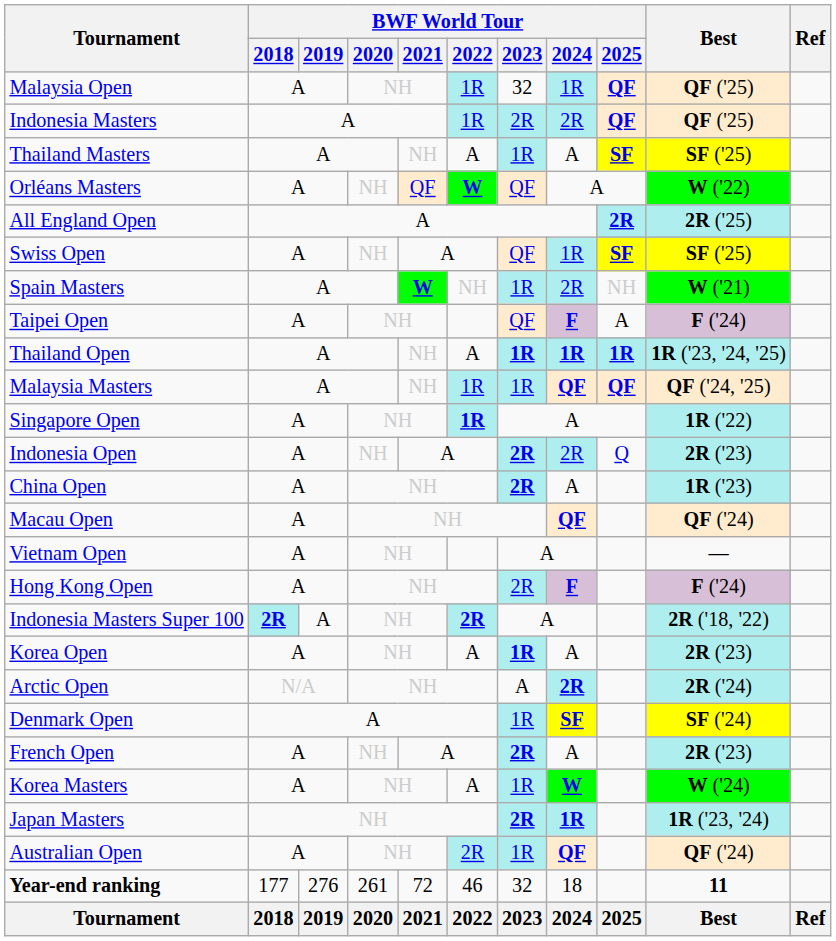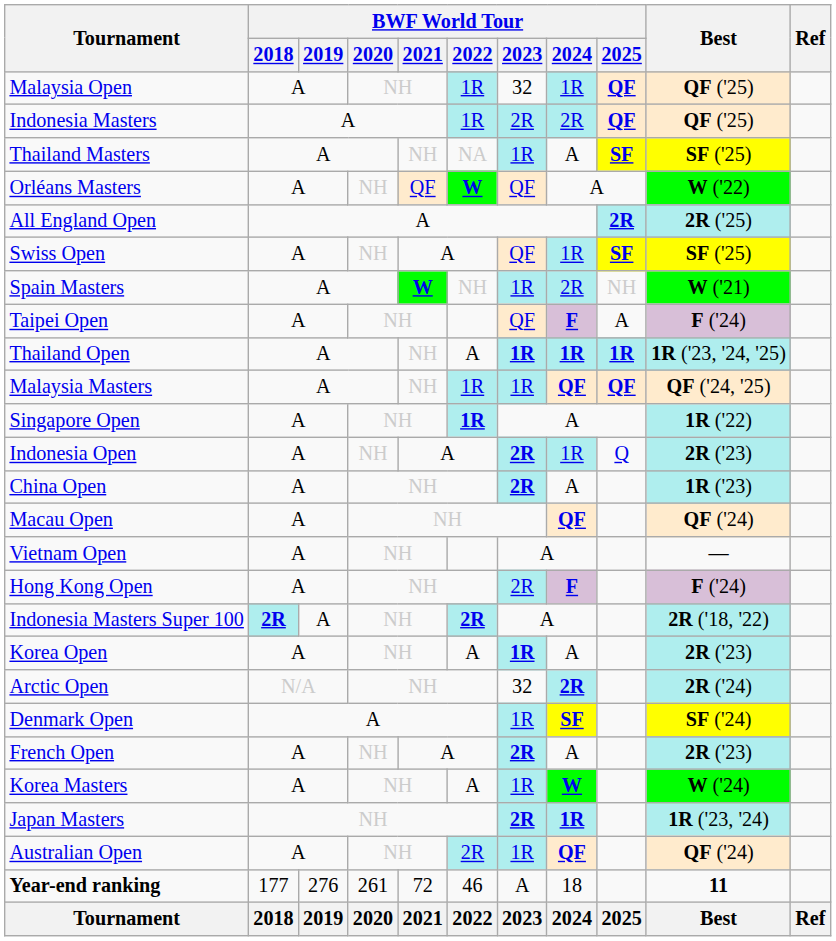(472, 154) A -> (472, 154) NA
(572, 453) 2R -> (572, 453) 1R
(522, 686) A -> (522, 686) 32
(522, 886) 32 -> (522, 886) A
